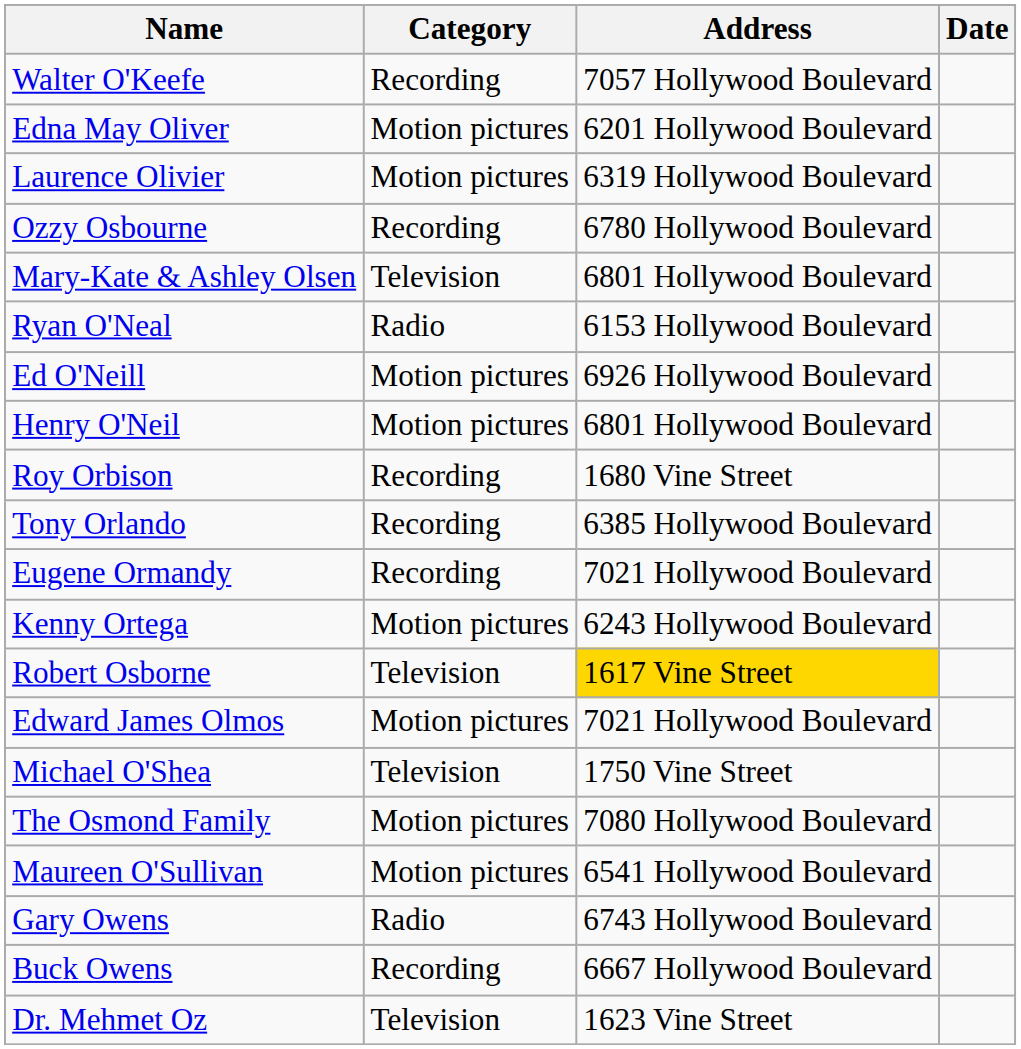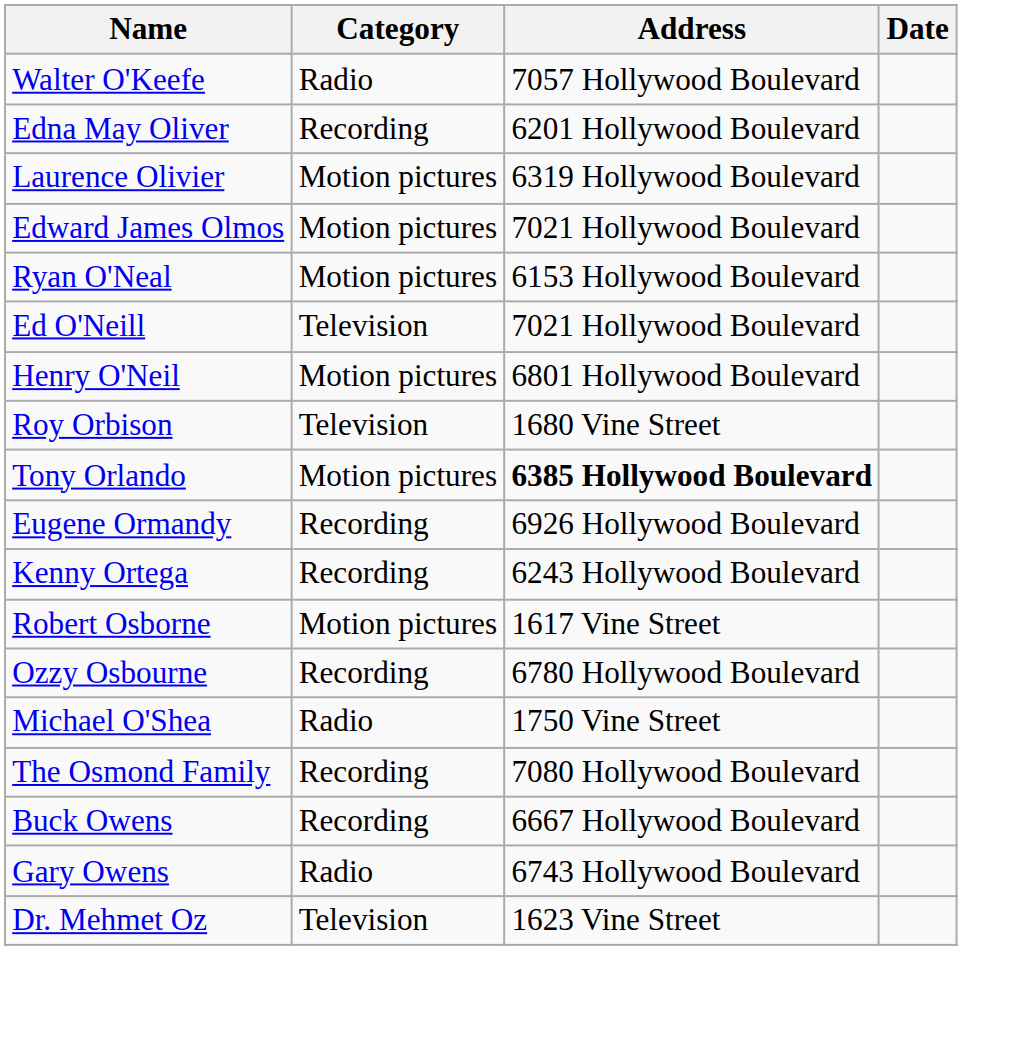(436, 78) Recording -> (336, 78) Radio
(470, 128) Motion pictures -> (364, 128) Recording
rows swapped: (148, 721) <-> (110, 227)
- row: (184, 276)
(408, 326) Radio -> (398, 276) Motion pictures
(470, 375) Motion pictures -> (363, 326) Television
(758, 375) 6926 Hollywood Boulevard -> (686, 326) 7021 Hollywood Boulevard
(436, 474) Recording -> (363, 425) Television
(436, 524) Recording -> (398, 474) Motion pictures
(758, 524) normal -> (692, 474) bold
(758, 573) 7021 Hollywood Boulevard -> (686, 524) 6926 Hollywood Boulevard
(470, 623) Motion pictures -> (364, 573) Recording
(435, 672) Television -> (398, 623) Motion pictures
(688, 672) gold background -> (616, 623) no background
(435, 771) Television -> (336, 721) Radio
(470, 820) Motion pictures -> (364, 771) Recording
- row: (138, 870)
rows swapped: (92, 969) <-> (91, 919)
